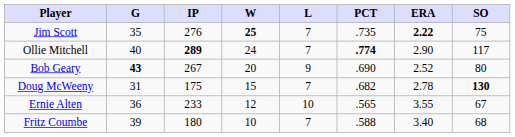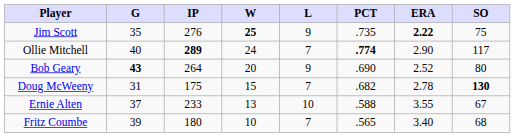(308, 31) 7 -> (308, 31) 9
(193, 68) 267 -> (193, 68) 264
(135, 104) 36 -> (135, 104) 37
(251, 104) 12 -> (251, 104) 13
(366, 104) .565 -> (366, 104) .588
(366, 123) .588 -> (366, 123) .565
